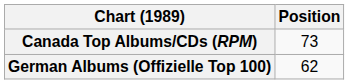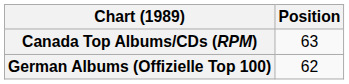(309, 41) 73 -> (309, 41) 63
